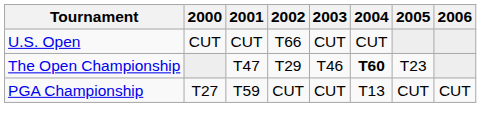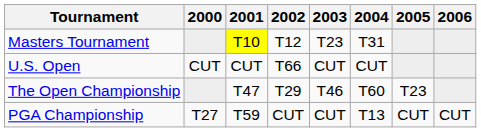+ row: (79, 42)
(371, 66) bold -> (371, 91) normal
